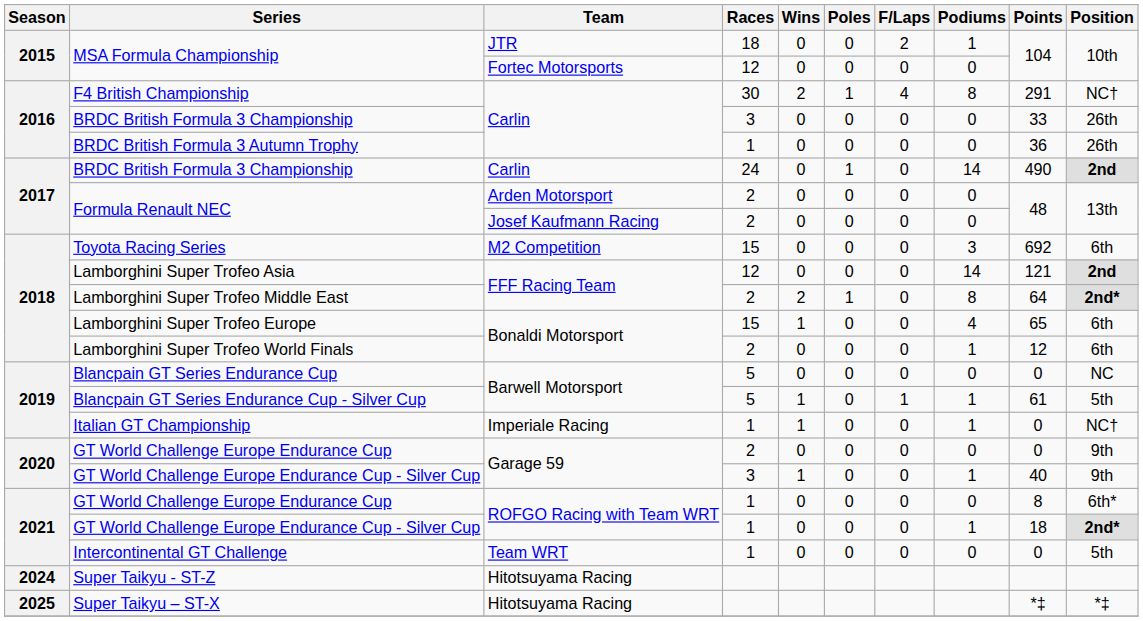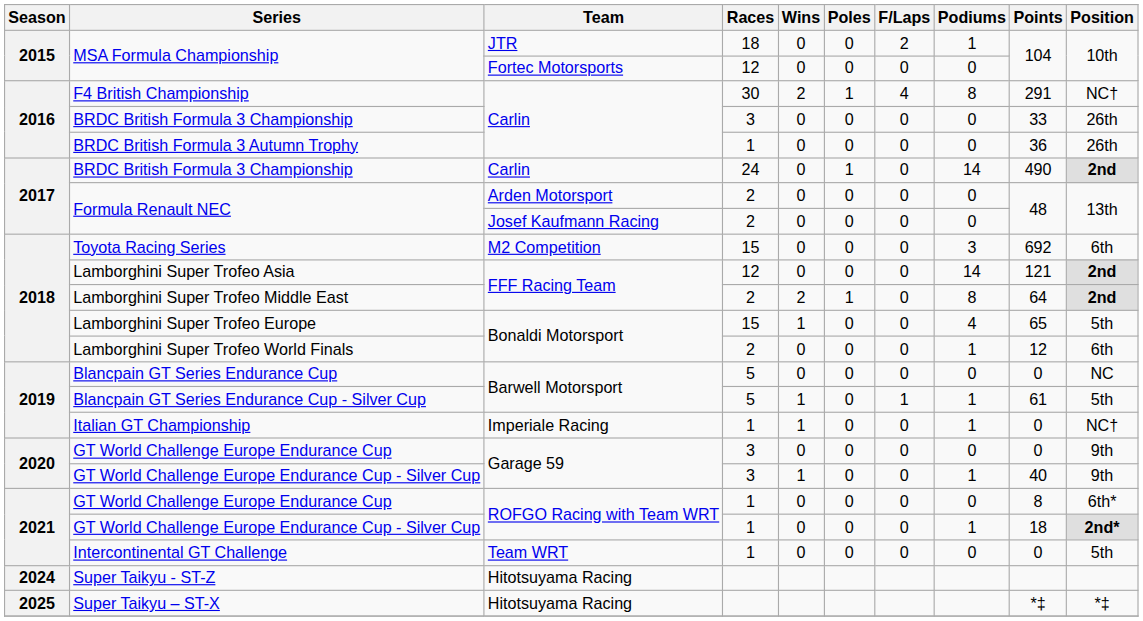(1102, 298) 2nd* -> (1102, 298) 2nd
(1102, 323) 6th -> (1102, 323) 5th
(751, 451) 2 -> (751, 451) 3
